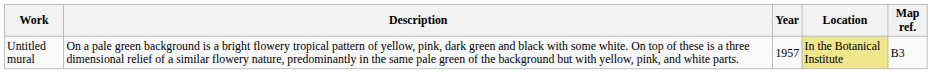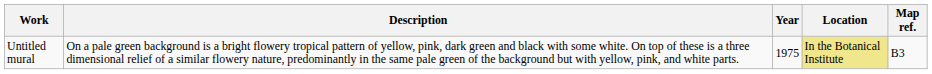(787, 52) 1957 -> (787, 52) 1975
